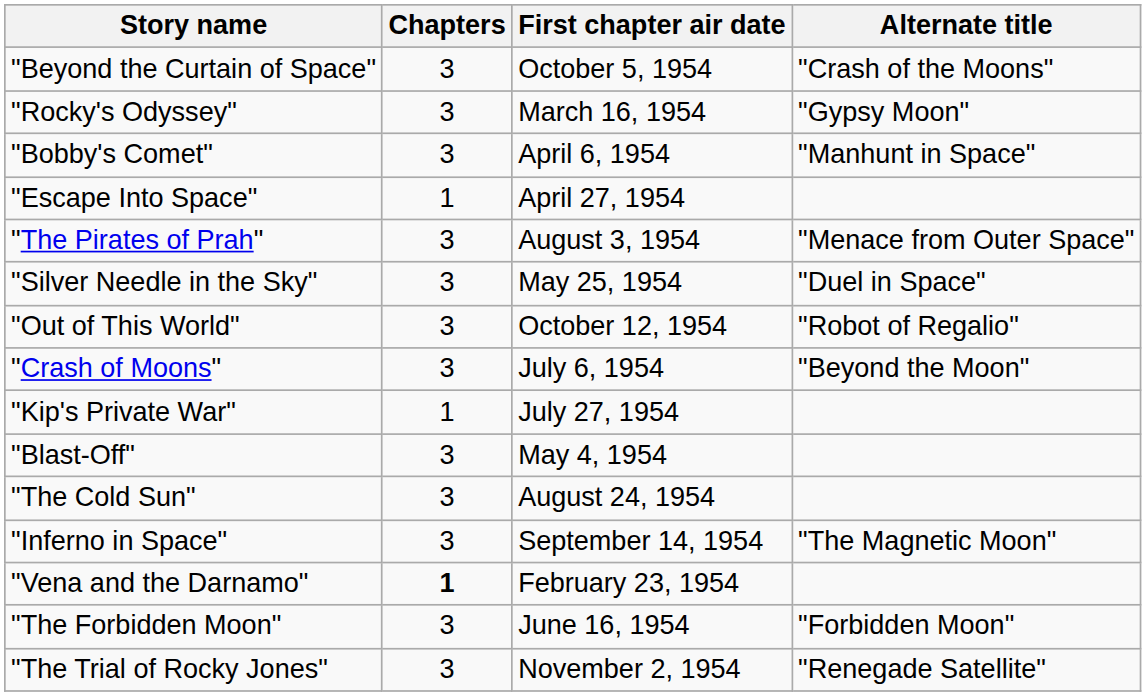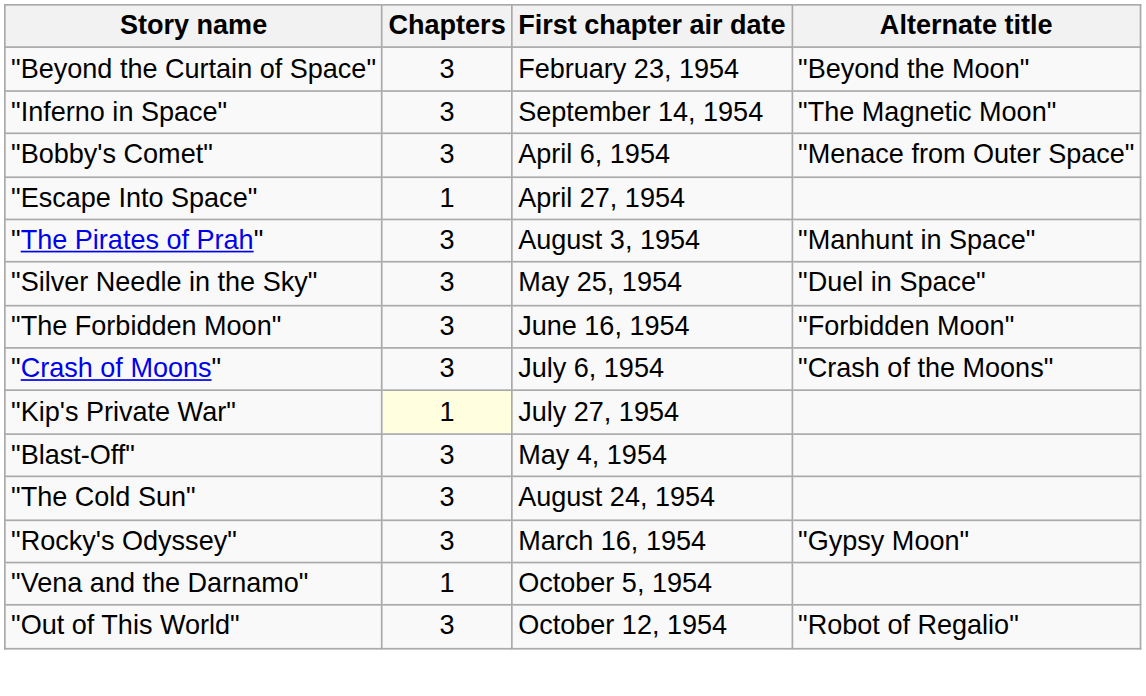(615, 68) October 5, 1954 -> (629, 68) February 23, 1954
(926, 68) "Crash of the Moons" -> (914, 68) "Beyond the Moon"
rows swapped: (124, 111) <-> (119, 540)
(917, 154) "Manhunt in Space" -> (966, 154) "Menace from Outer Space"
(966, 240) "Menace from Outer Space" -> (917, 240) "Manhunt in Space"
rows swapped: (146, 626) <-> (125, 326)
(914, 369) "Beyond the Moon" -> (926, 369) "Crash of the Moons"
(447, 411) no background -> (447, 411) lightyellow background
(447, 583) bold -> (447, 583) normal
(629, 583) February 23, 1954 -> (615, 583) October 5, 1954
- row: (169, 669)
